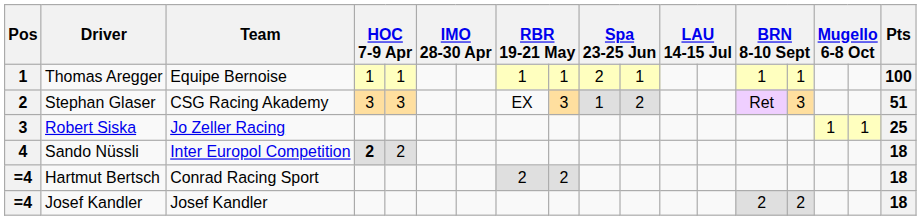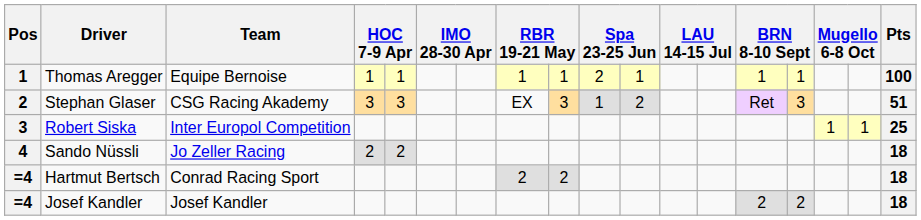(228, 127) Jo Zeller Racing -> (260, 127) Inter Europol Competition
(260, 152) Inter Europol Competition -> (228, 152) Jo Zeller Racing
(370, 152) bold -> (370, 152) normal
